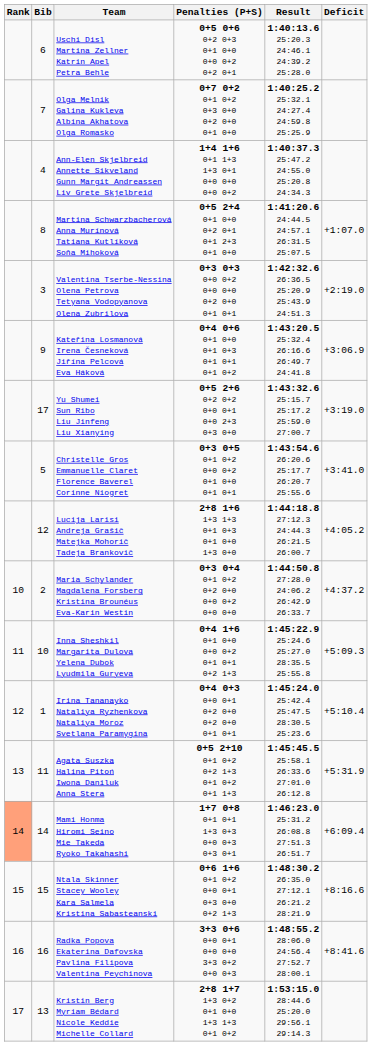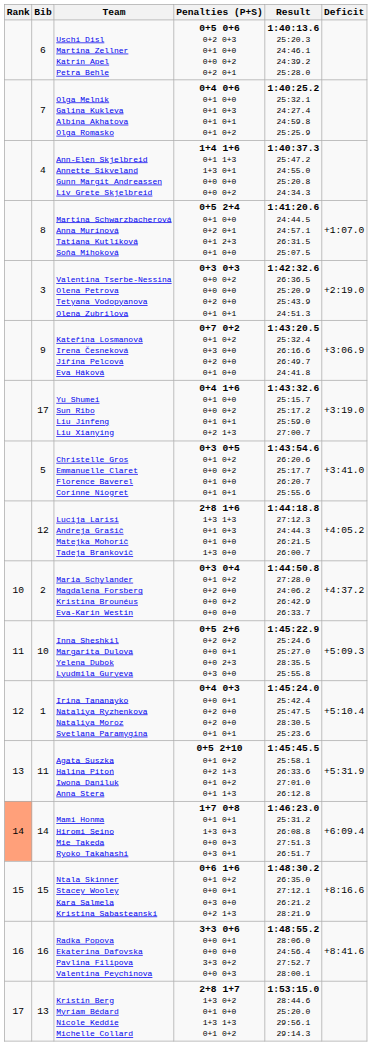(220, 110) 0+7 0+2 0+1 0+2 0+3 0+0 0+2 0+0 0+1 0+0 -> (220, 110) 0+4 0+6 0+1 0+0 0+1 0+3 0+1 0+1 0+1 0+2
(220, 350) 0+4 0+6 0+1 0+0 0+1 0+3 0+1 0+1 0+1 0+2 -> (220, 350) 0+7 0+2 0+1 0+2 0+3 0+0 0+2 0+0 0+1 0+0
(220, 410) 0+5 2+6 0+2 0+2 0+0 0+1 0+0 2+3 0+3 0+0 -> (220, 410) 0+4 1+6 0+1 0+0 0+0 0+2 0+1 0+1 0+2 1+3
(220, 651) 0+4 1+6 0+1 0+0 0+0 0+2 0+1 0+1 0+2 1+3 -> (220, 651) 0+5 2+6 0+2 0+2 0+0 0+1 0+0 2+3 0+3 0+0
